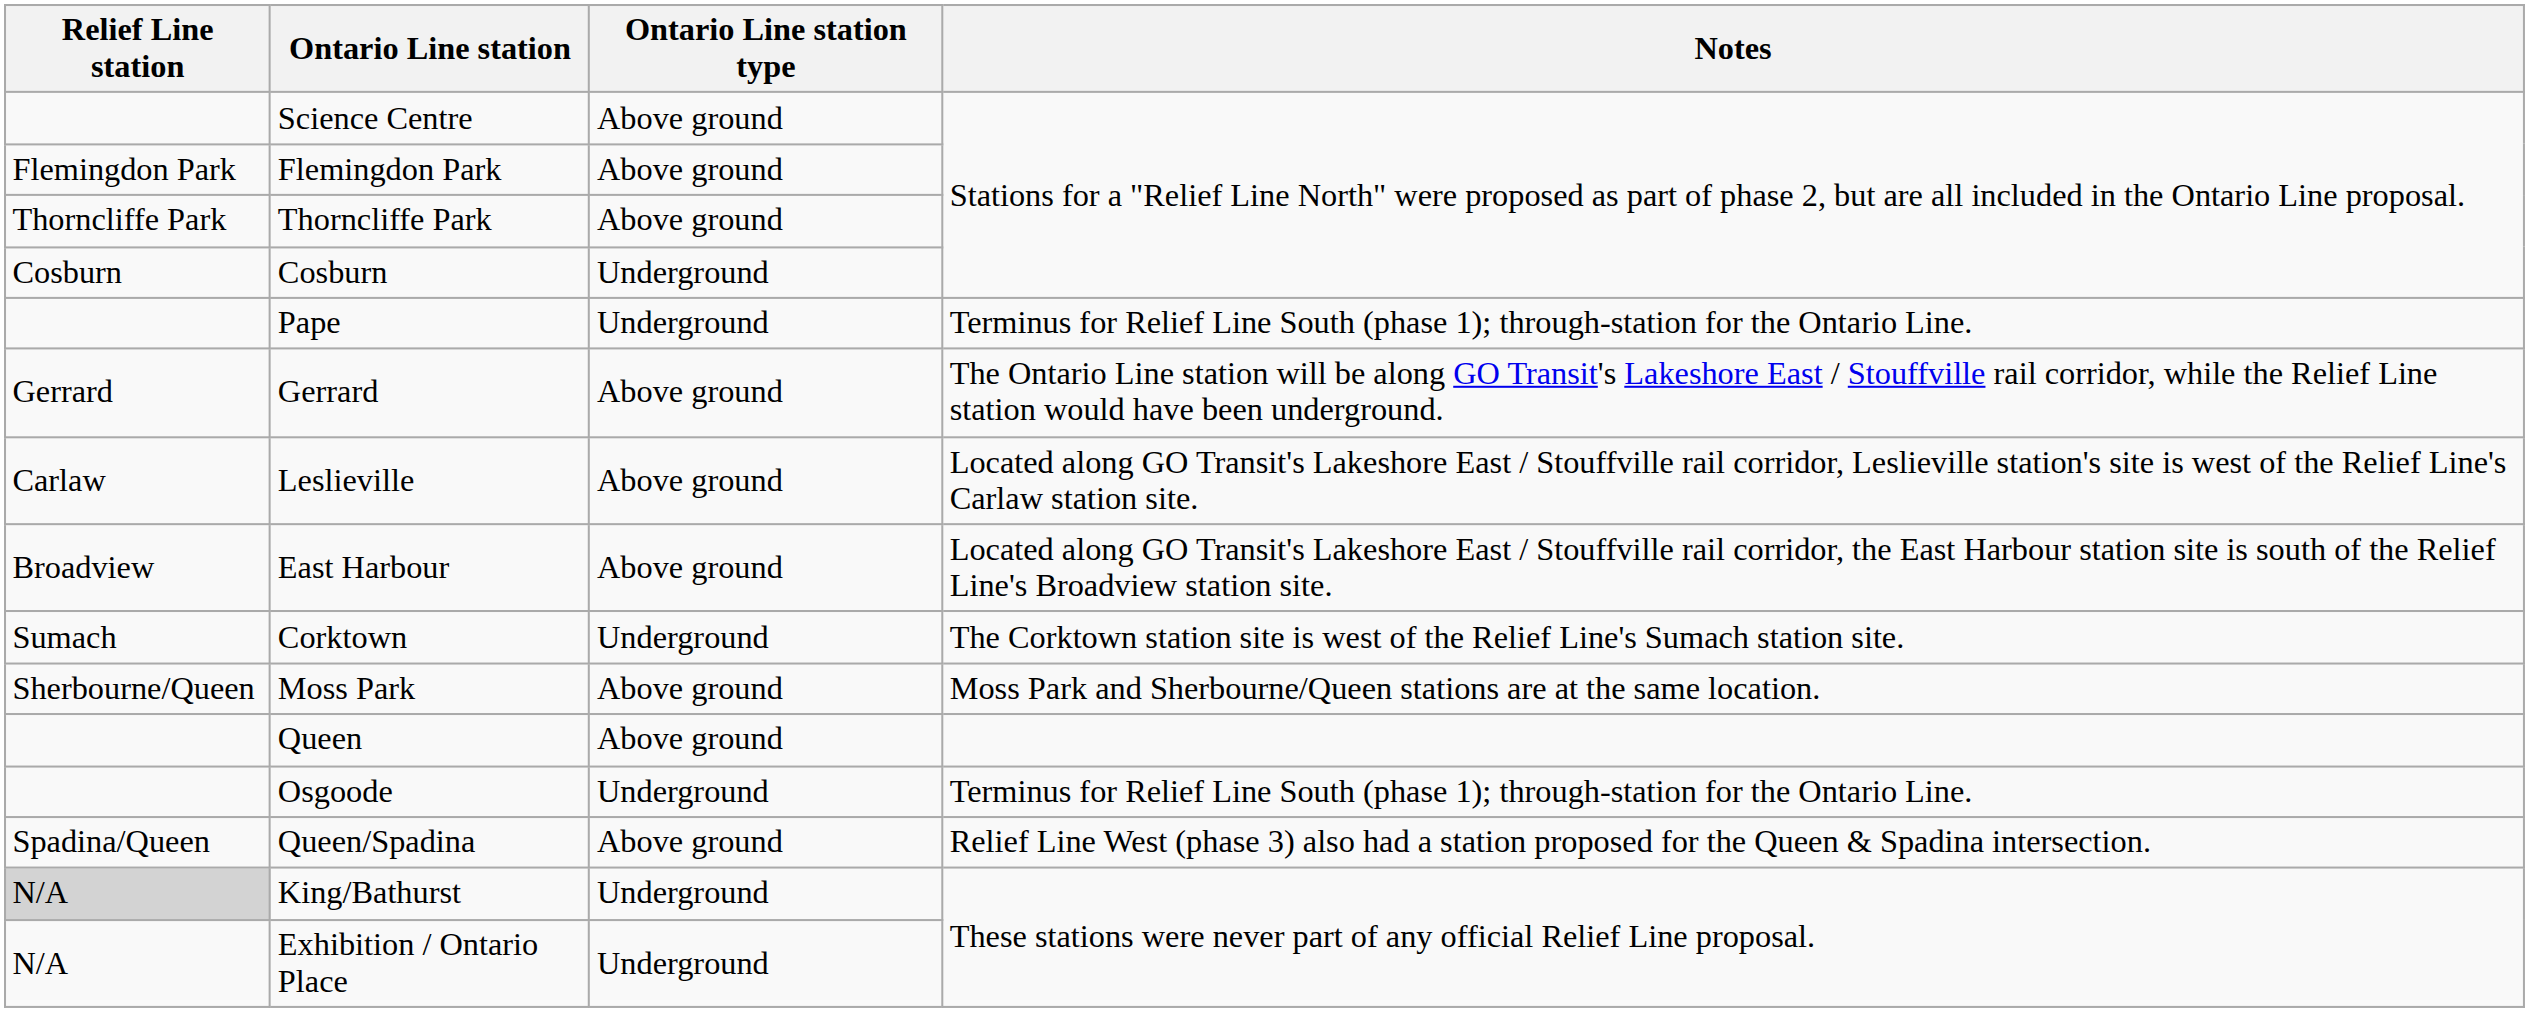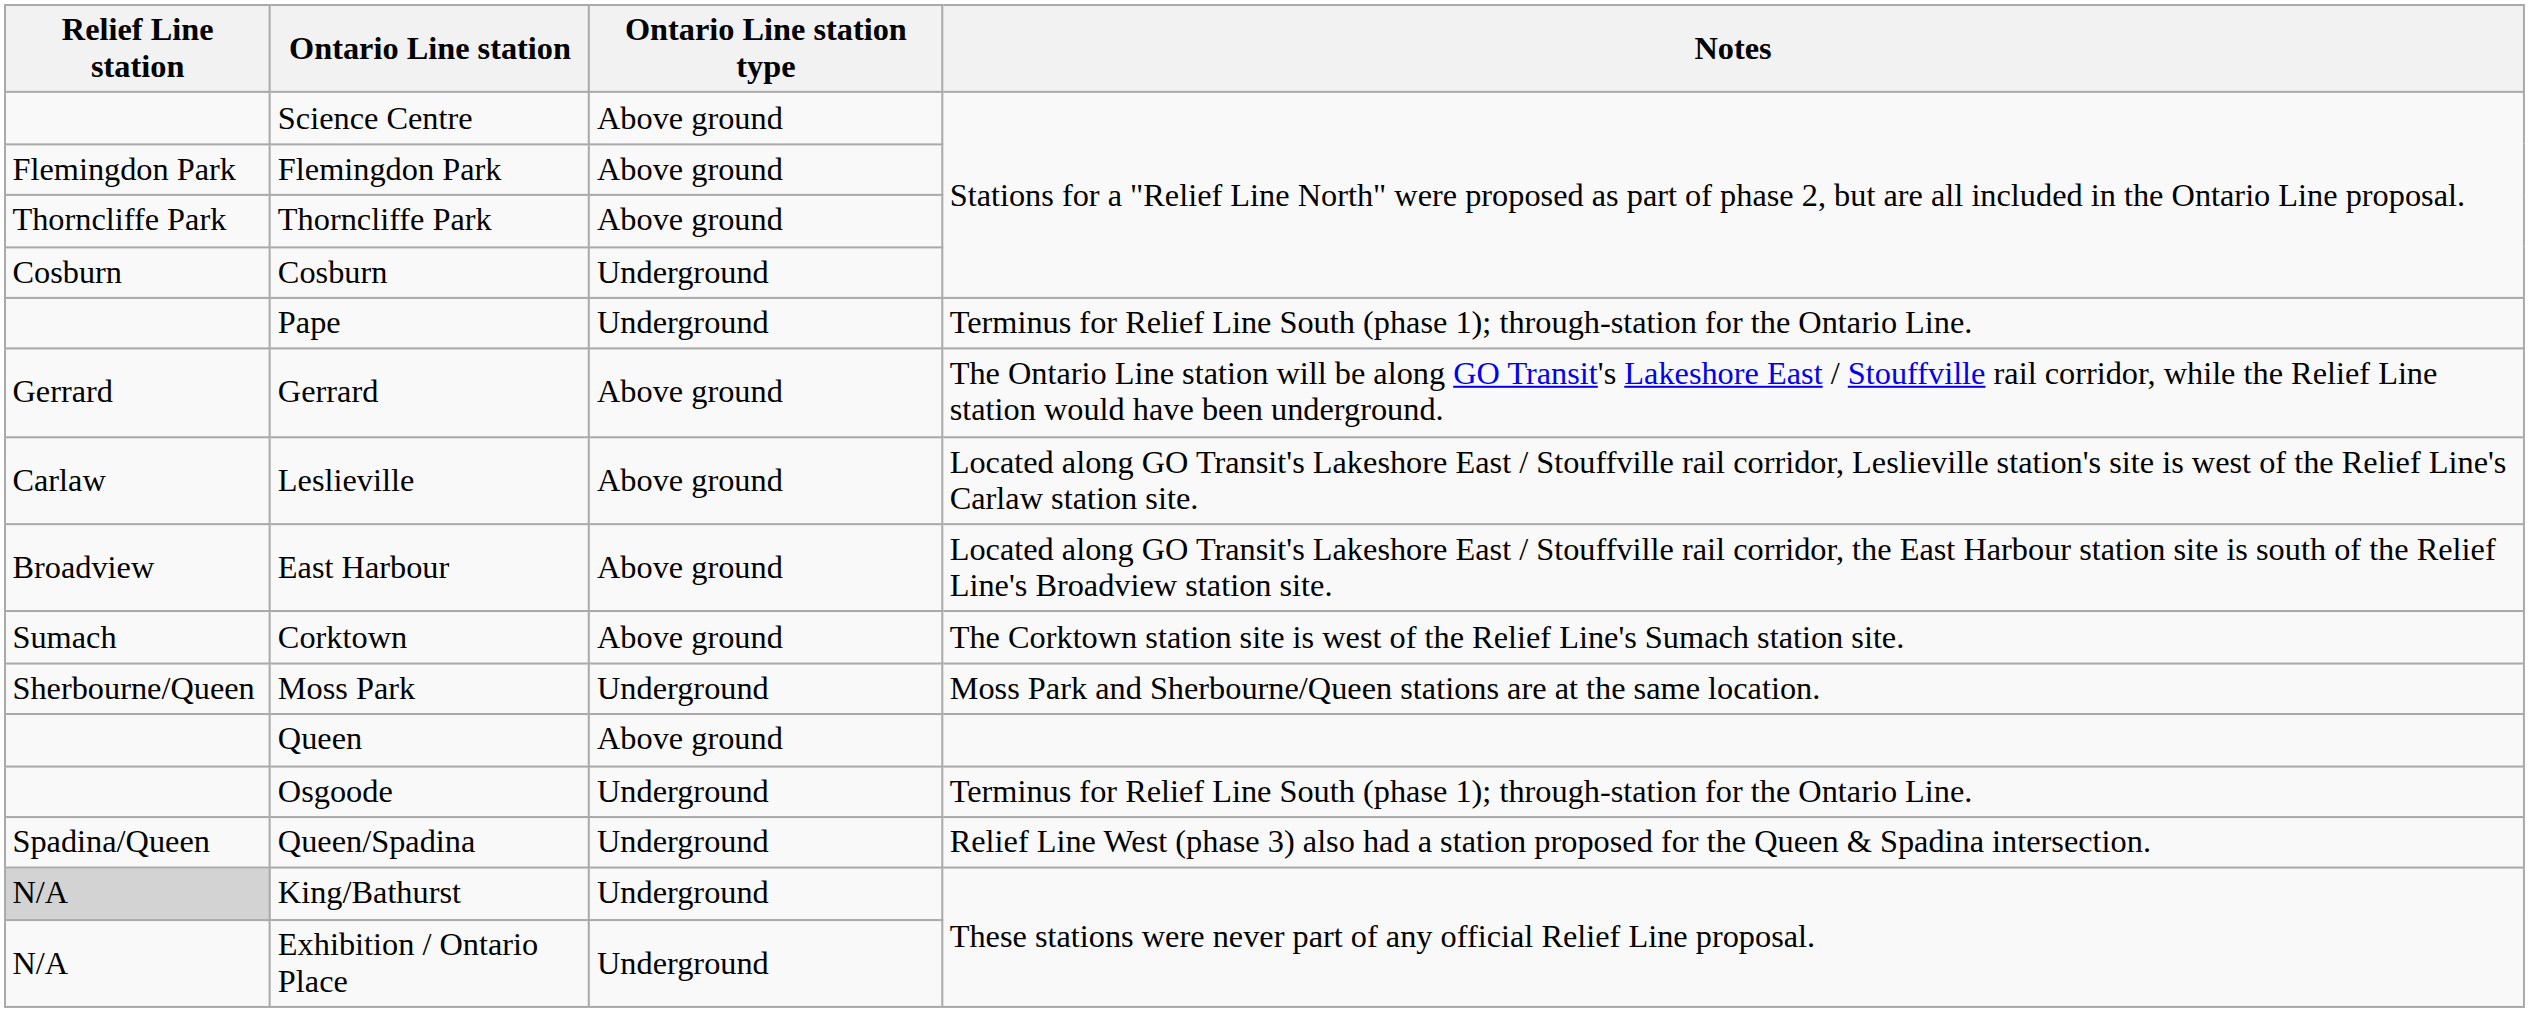(683, 636) Underground -> (690, 636) Above ground
(690, 688) Above ground -> (683, 688) Underground
(690, 841) Above ground -> (683, 841) Underground
